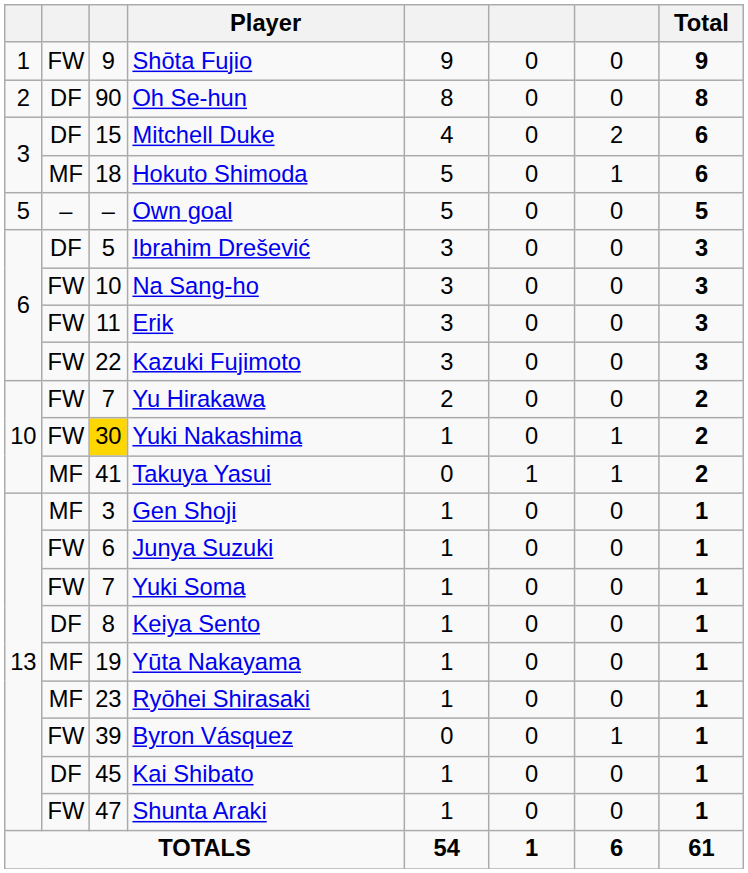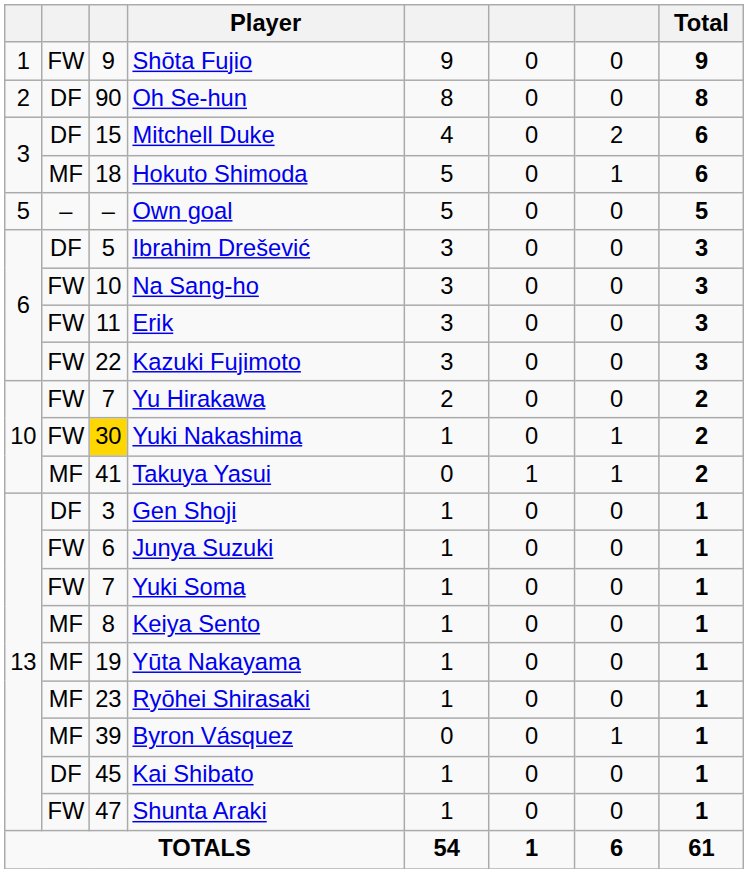(66, 511) MF -> (66, 511) DF
(66, 624) DF -> (66, 624) MF
(66, 736) FW -> (66, 736) MF
